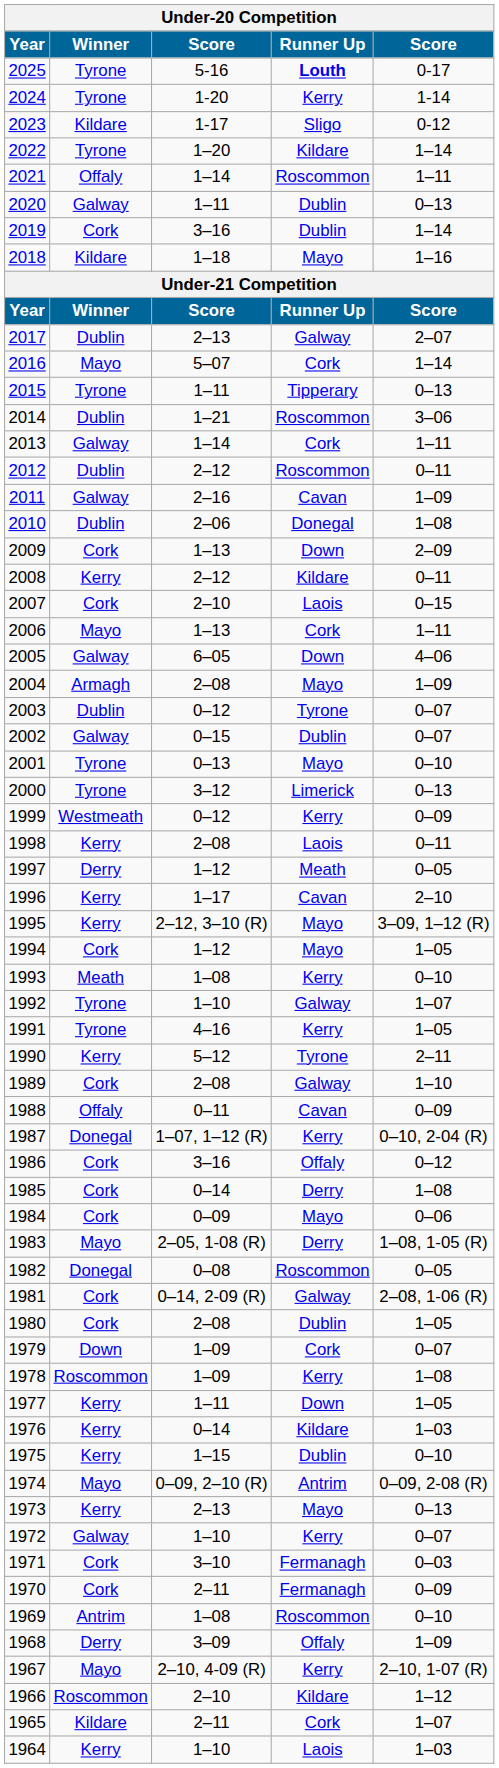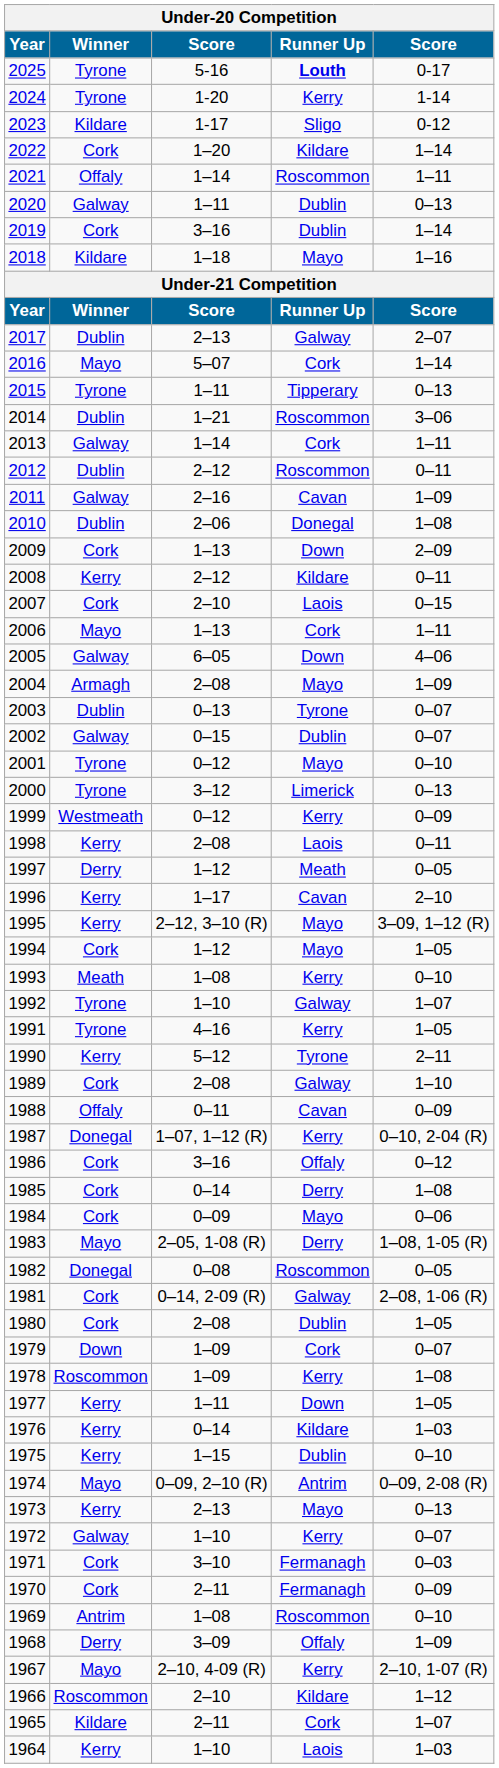(101, 151) Tyrone -> (101, 151) Cork
(212, 710) 0–12 -> (212, 710) 0–13
(212, 763) 0–13 -> (212, 763) 0–12
